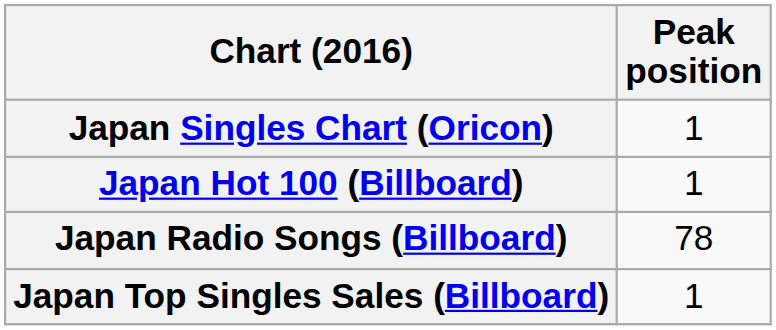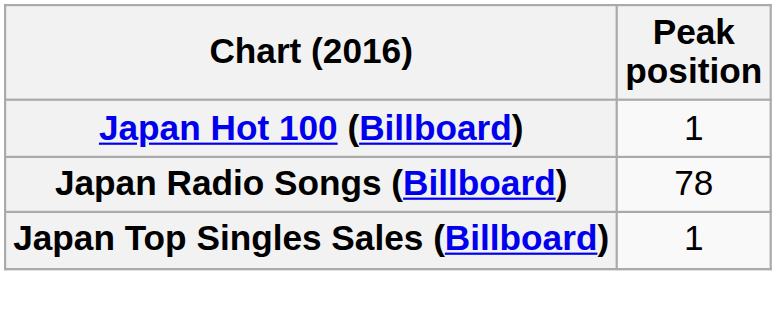- row: (311, 127)
